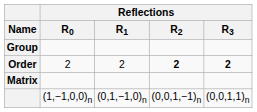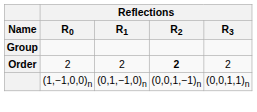(228, 64) bold -> (228, 64) normal
- row: (22, 80)
